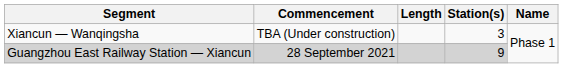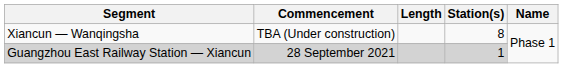(501, 33) 3 -> (501, 33) 8
(501, 53) 9 -> (501, 53) 1
